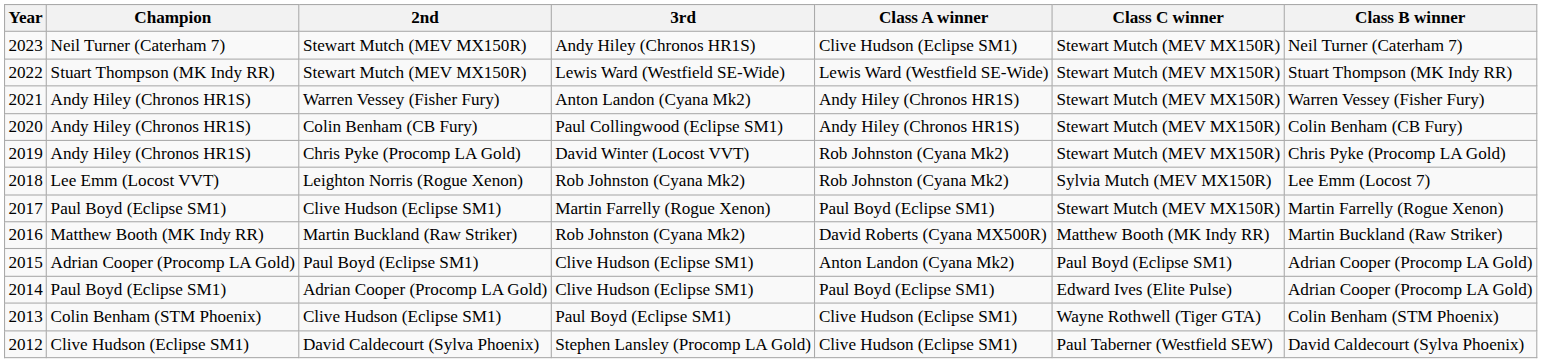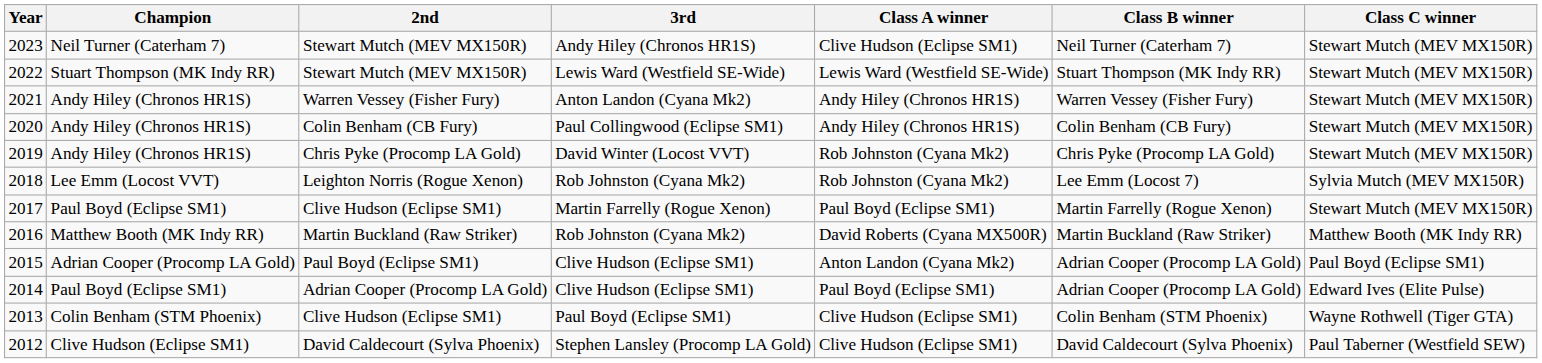columns swapped: (1410, 18) <-> (1168, 18)
